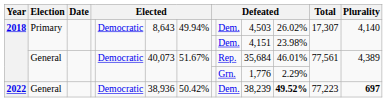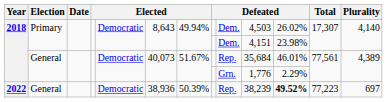(194, 89) 50.42% -> (194, 89) 50.39%
(229, 89) Dem. -> (227, 89) Rep.
(373, 89) bold -> (373, 89) normal
